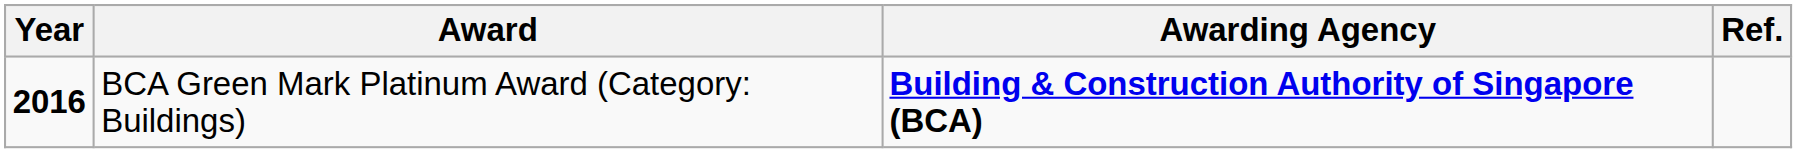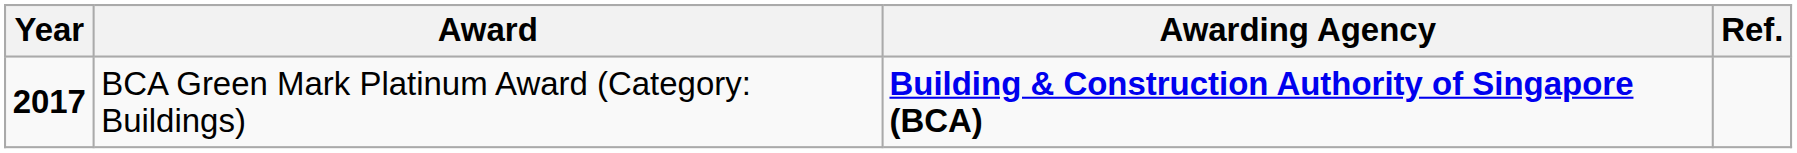(49, 101) 2016 -> (49, 101) 2017
